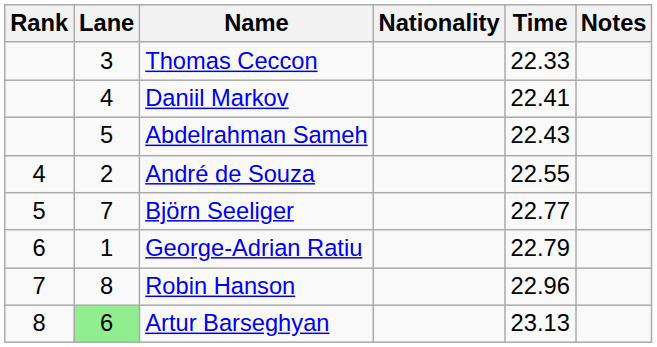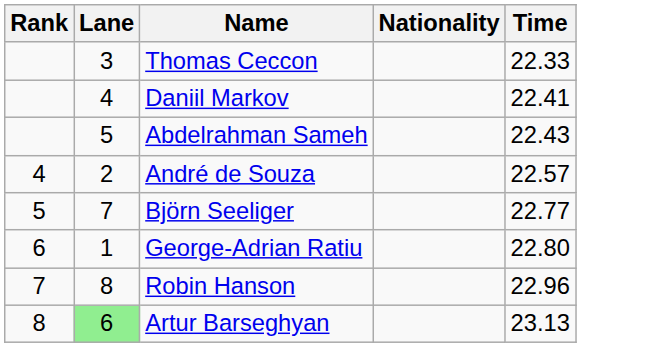- column: (614, 23)
(540, 173) 22.55 -> (540, 173) 22.57
(540, 248) 22.79 -> (540, 248) 22.80
